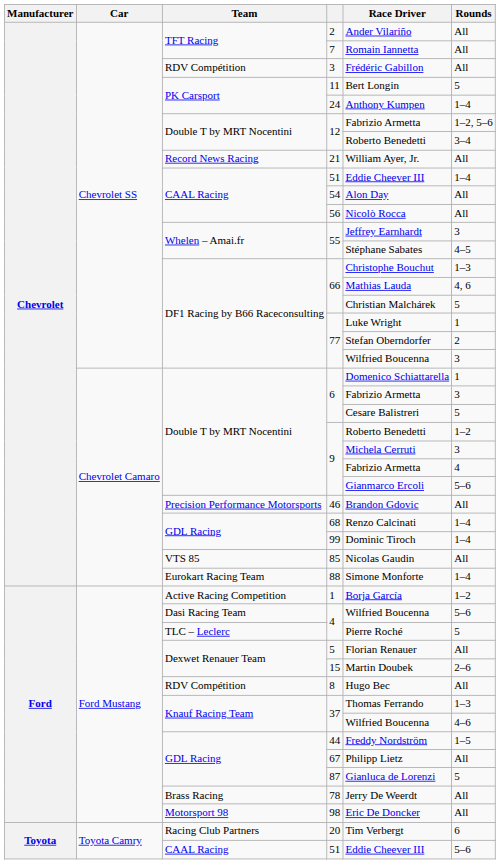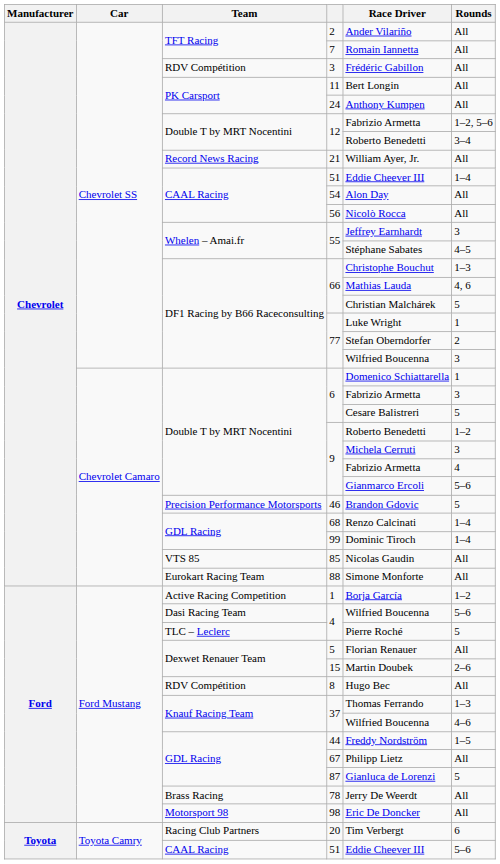(457, 85) 5 -> (461, 85) All
(463, 104) 1–4 -> (461, 104) All
(461, 503) All -> (457, 503) 5
(463, 576) 1–4 -> (461, 576) All
